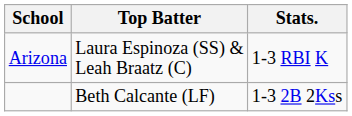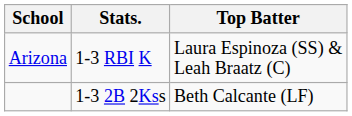columns swapped: (159, 18) <-> (297, 18)
